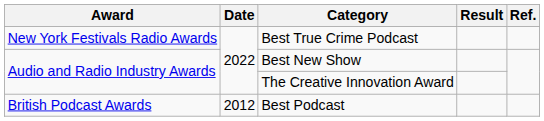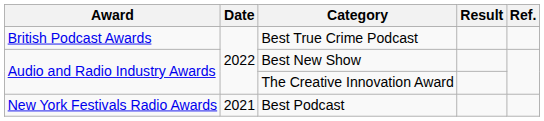(112, 37) New York Festivals Radio Awards -> (80, 37) British Podcast Awards
(80, 104) British Podcast Awards -> (112, 104) New York Festivals Radio Awards
(239, 104) 2012 -> (239, 104) 2021
